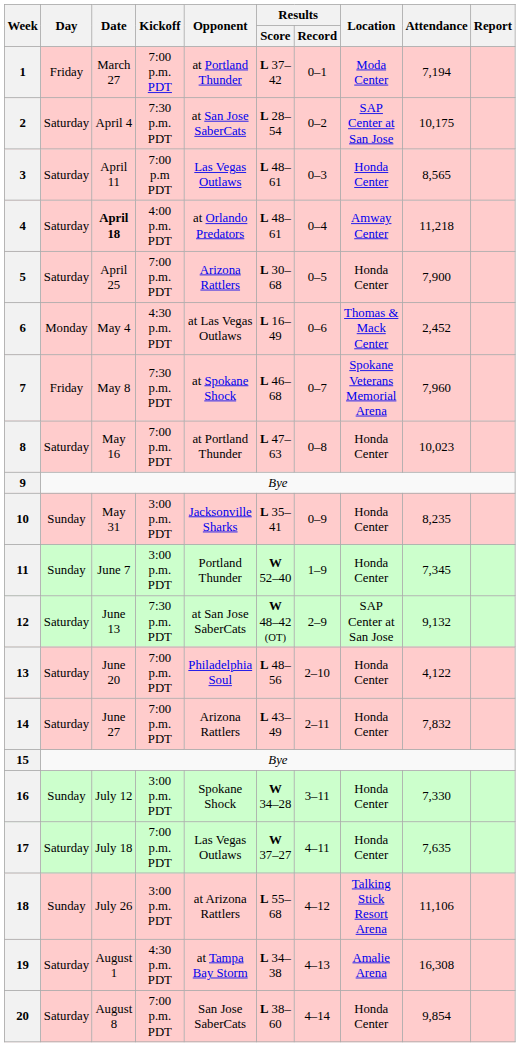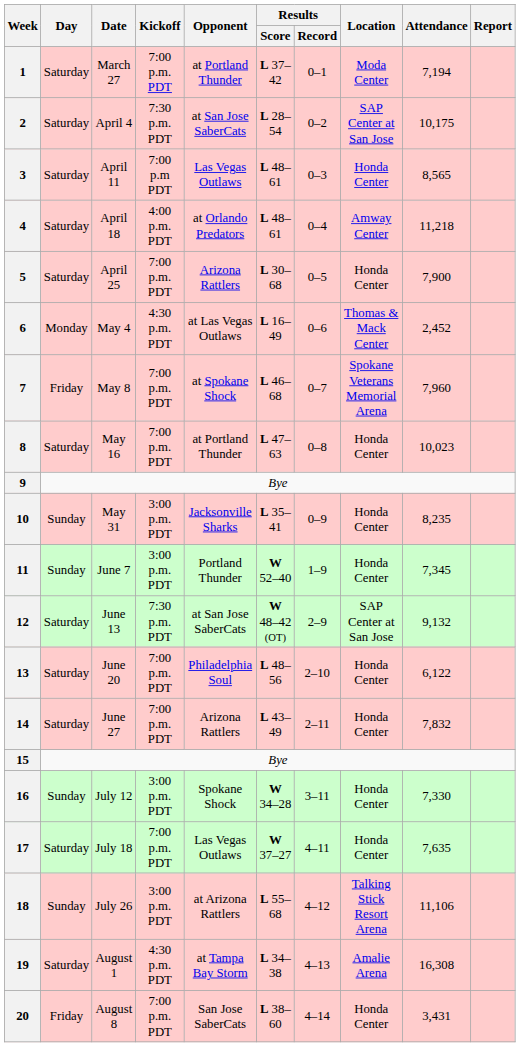(66, 72) Friday -> (66, 72) Saturday
(114, 226) bold -> (114, 226) normal
(160, 387) 7:30 p.m. PDT -> (160, 387) 7:00 p.m. PDT
(437, 672) 4,122 -> (437, 672) 6,122
(66, 1016) Saturday -> (66, 1016) Friday
(437, 1016) 9,854 -> (437, 1016) 3,431
